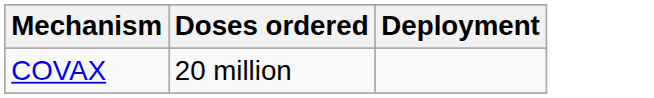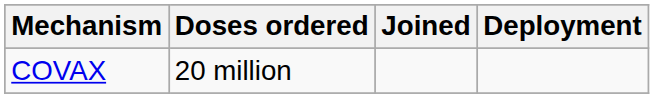+ column: (426, 26)
